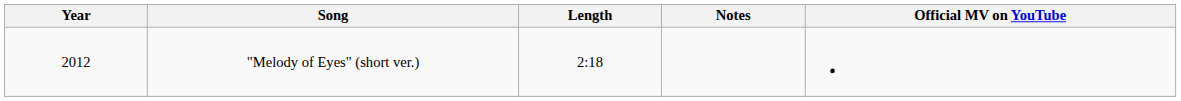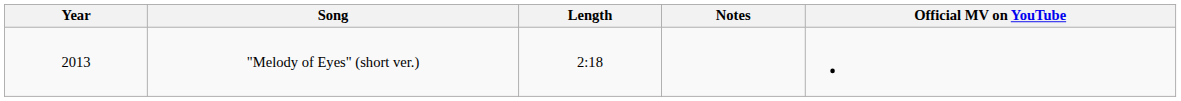(76, 61) 2012 -> (76, 61) 2013
